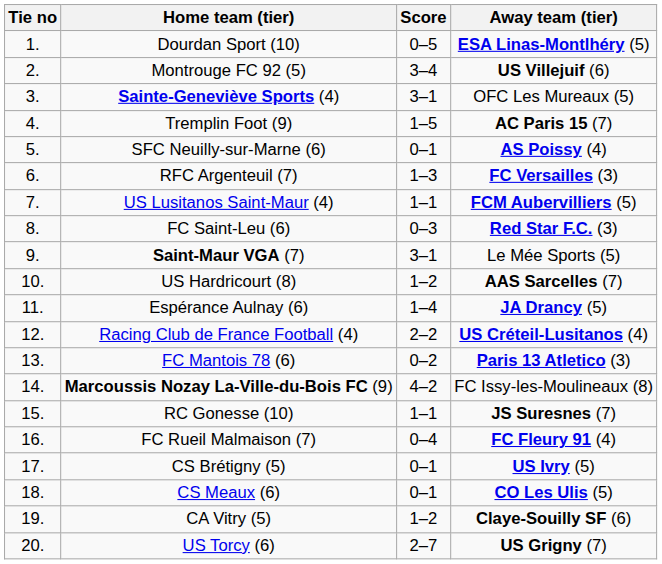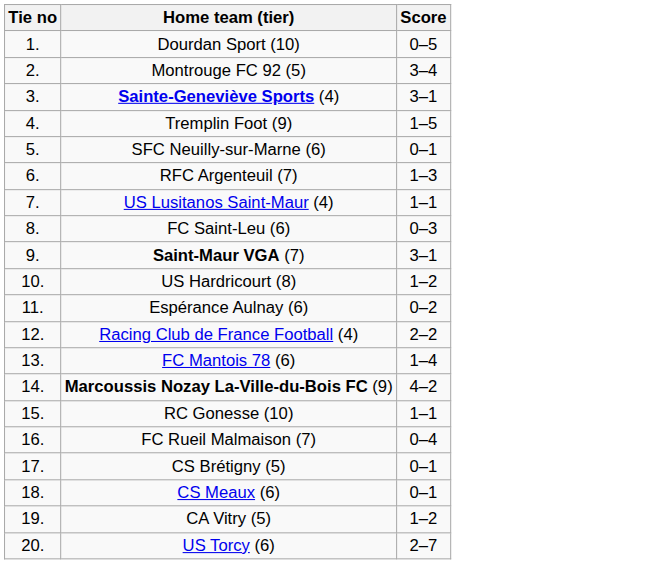- column: (554, 17)
(423, 307) 1–4 -> (423, 307) 0–2
(423, 360) 0–2 -> (423, 360) 1–4
